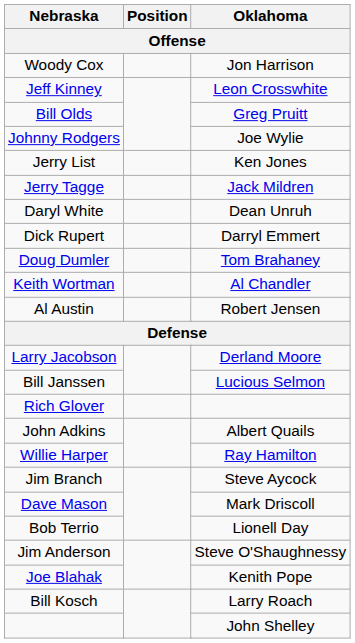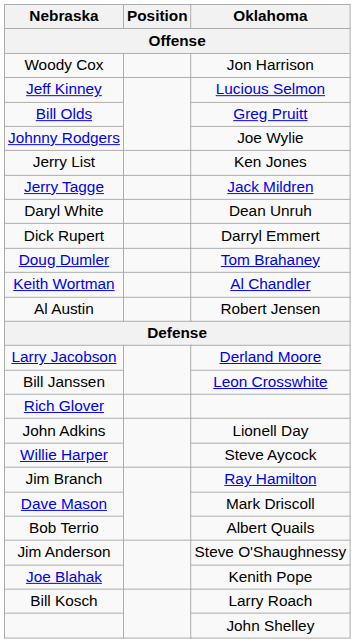(270, 89) Leon Crosswhite -> (270, 89) Lucious Selmon
(270, 382) Lucious Selmon -> (270, 382) Leon Crosswhite
(270, 430) Albert Quails -> (270, 430) Lionell Day
(270, 455) Ray Hamilton -> (270, 455) Steve Aycock
(270, 479) Steve Aycock -> (270, 479) Ray Hamilton
(270, 528) Lionell Day -> (270, 528) Albert Quails
